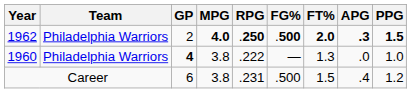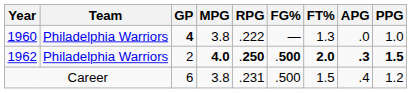rows swapped: (22, 57) <-> (22, 36)
